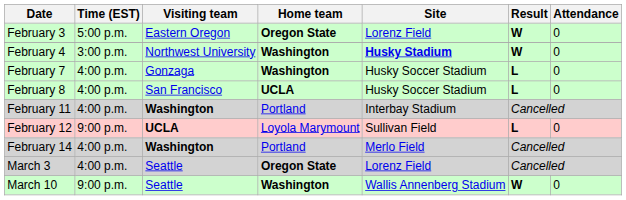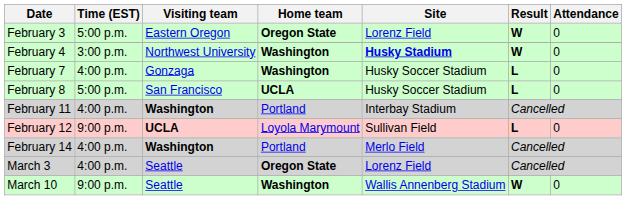(102, 90) 4:00 p.m. -> (102, 90) 5:00 p.m.
